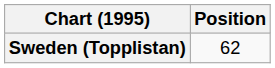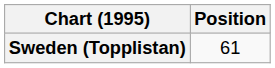(230, 47) 62 -> (230, 47) 61
